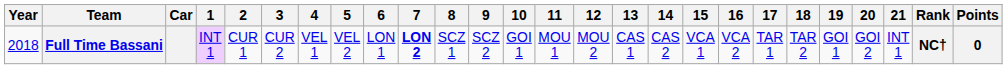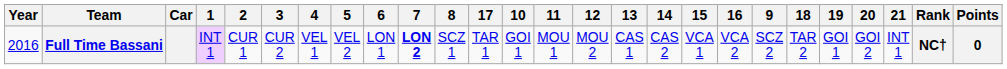columns swapped: (486, 15) <-> (770, 15)
(23, 45) 2018 -> (23, 45) 2016
